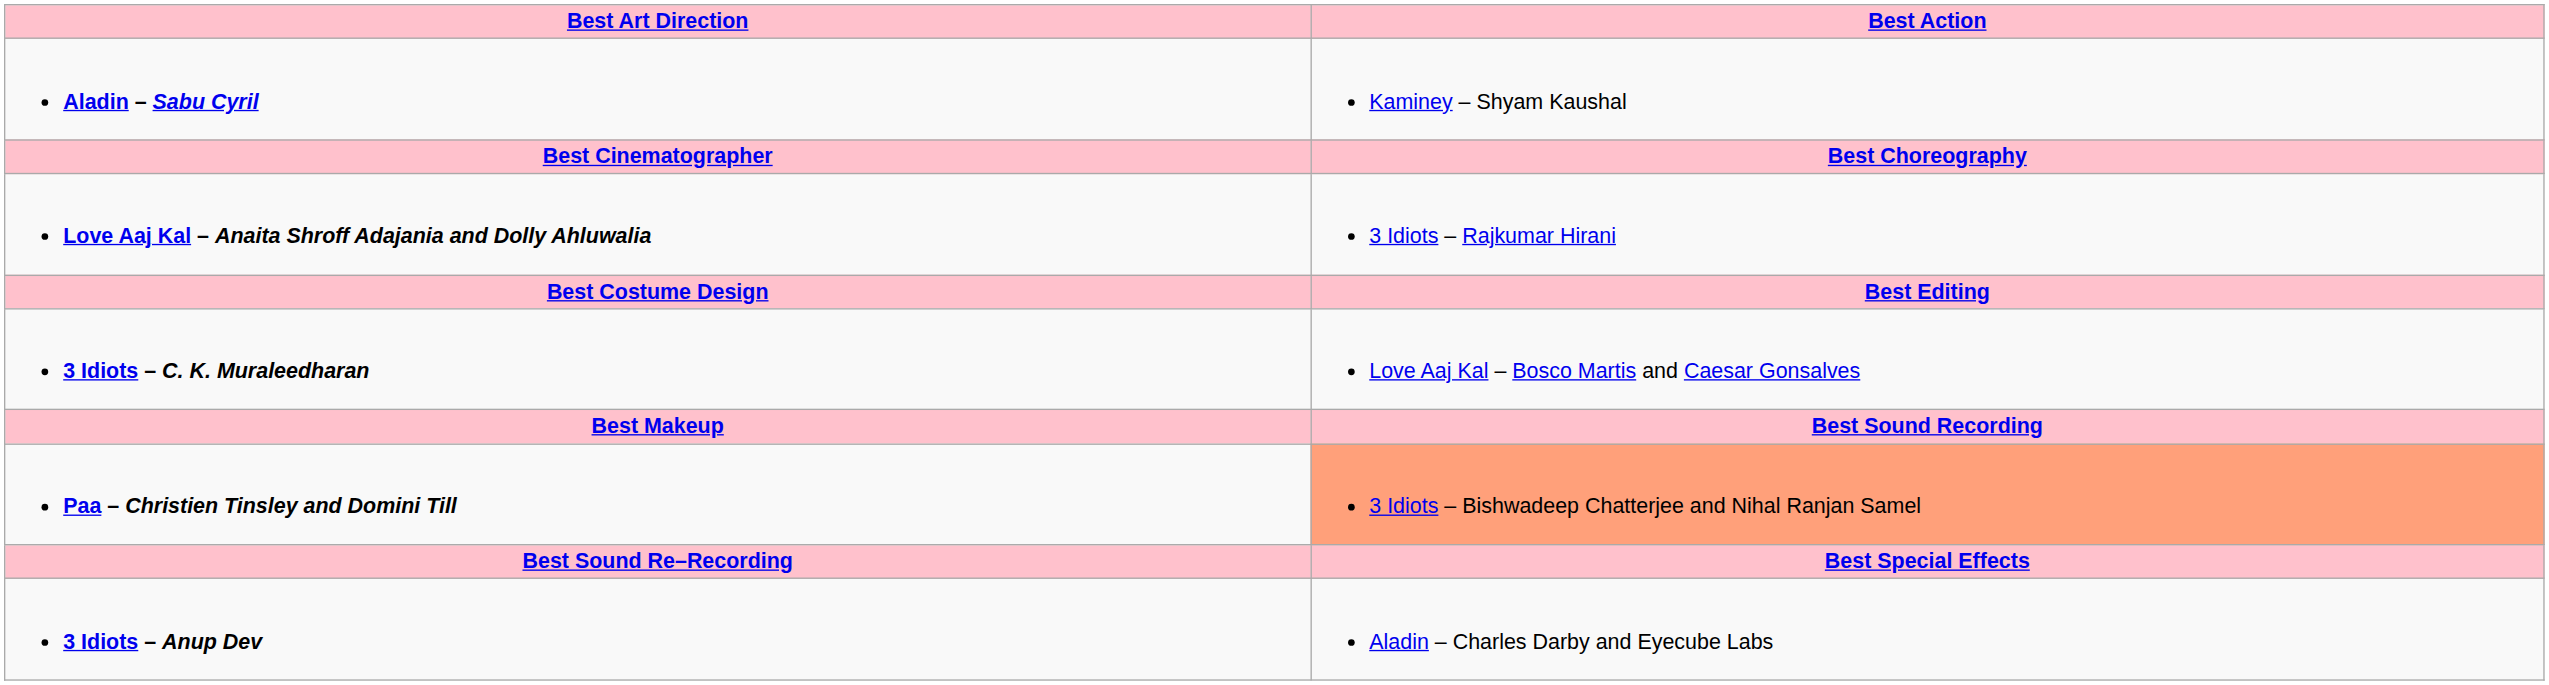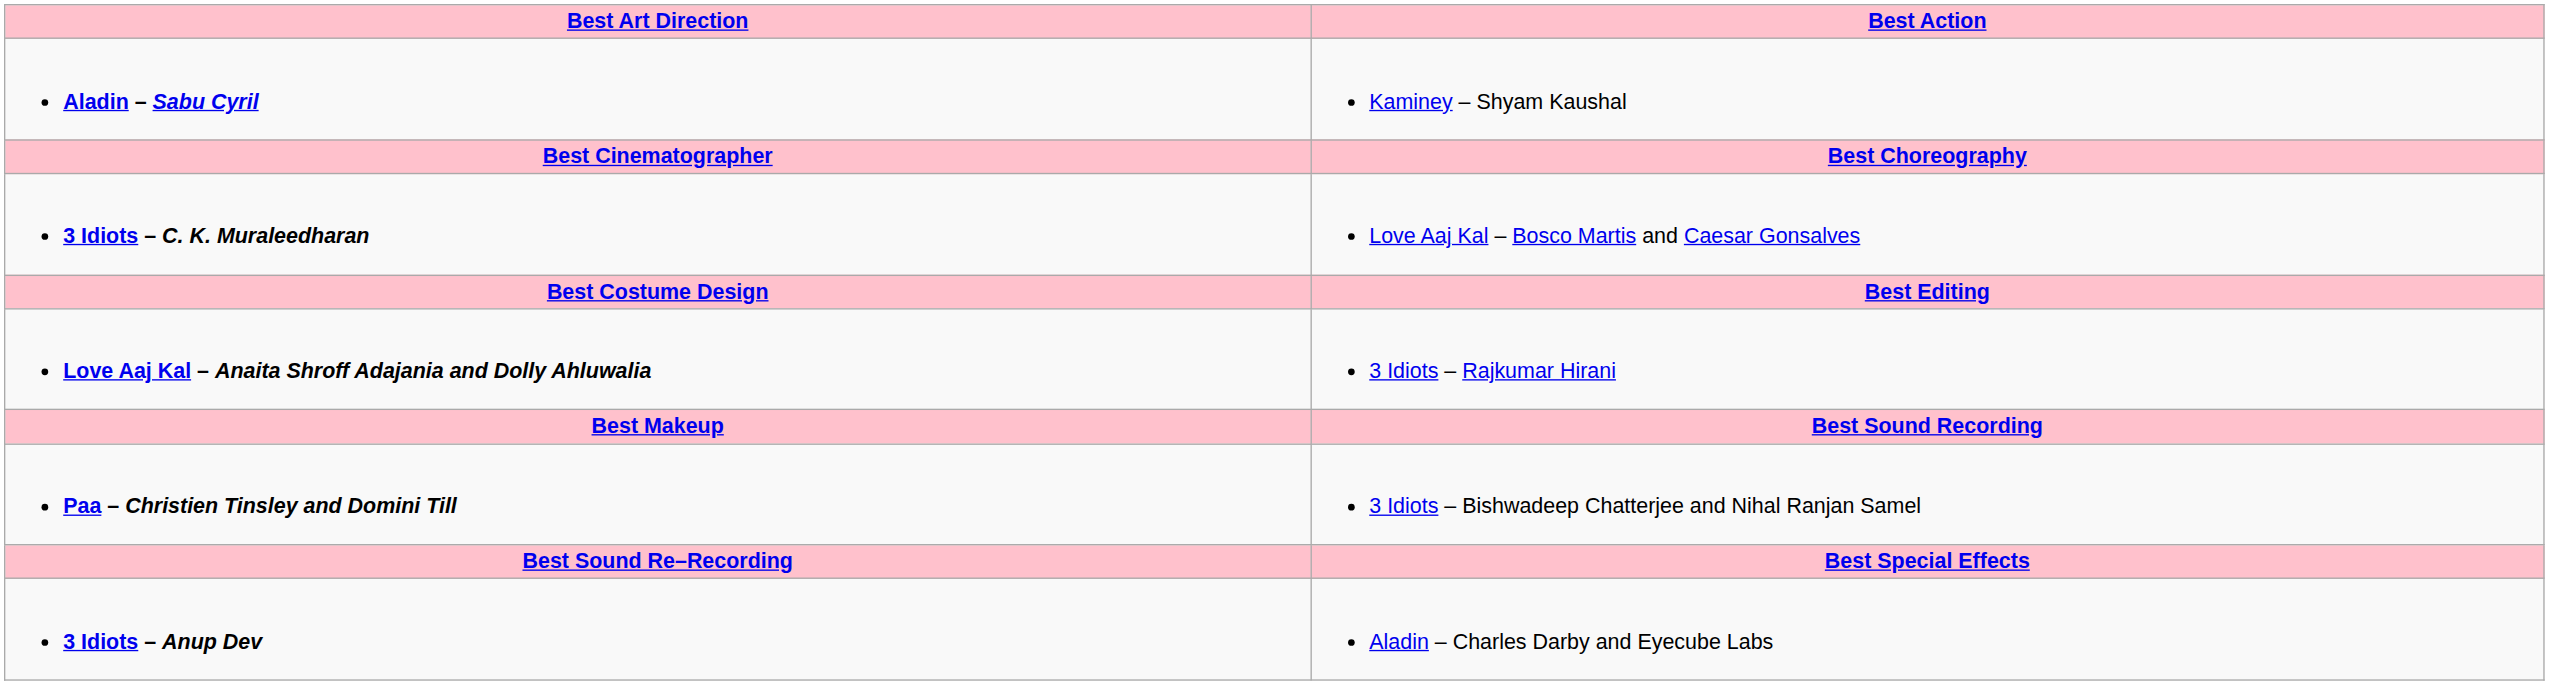rows swapped: (658, 371) <-> (658, 236)
(1927, 506) lightsalmon background -> (1927, 506) no background
